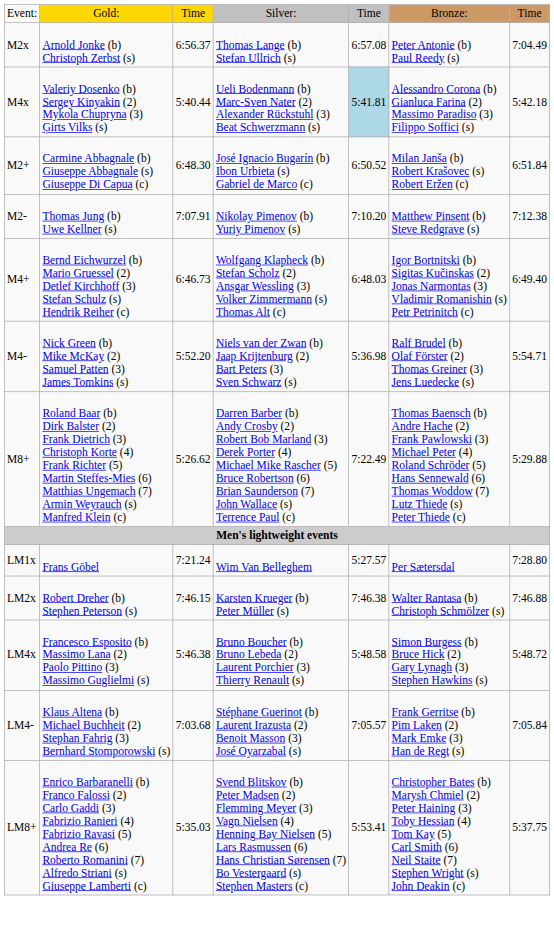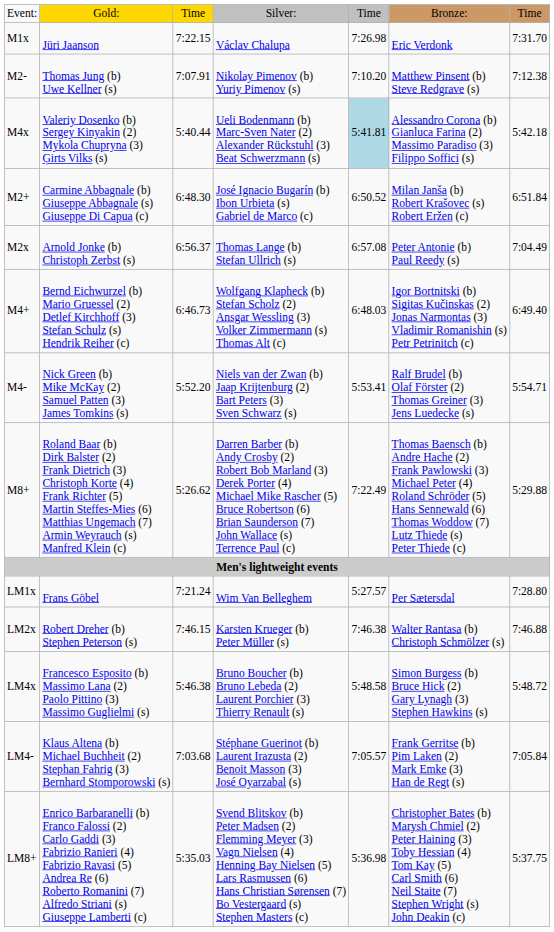+ row: (18, 38)
rows swapped: (18, 44) <-> (17, 216)
(369, 356) 5:36.98 -> (369, 387) 5:53.41
(369, 827) 5:53.41 -> (369, 859) 5:36.98
